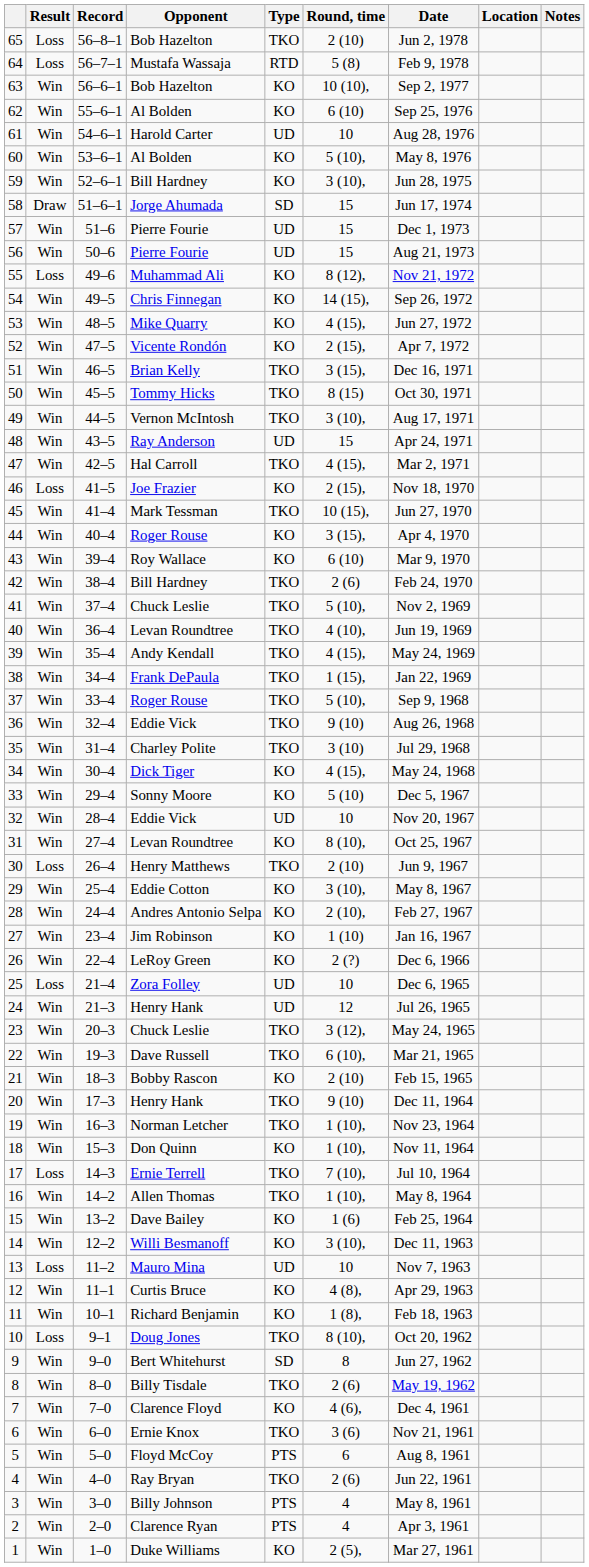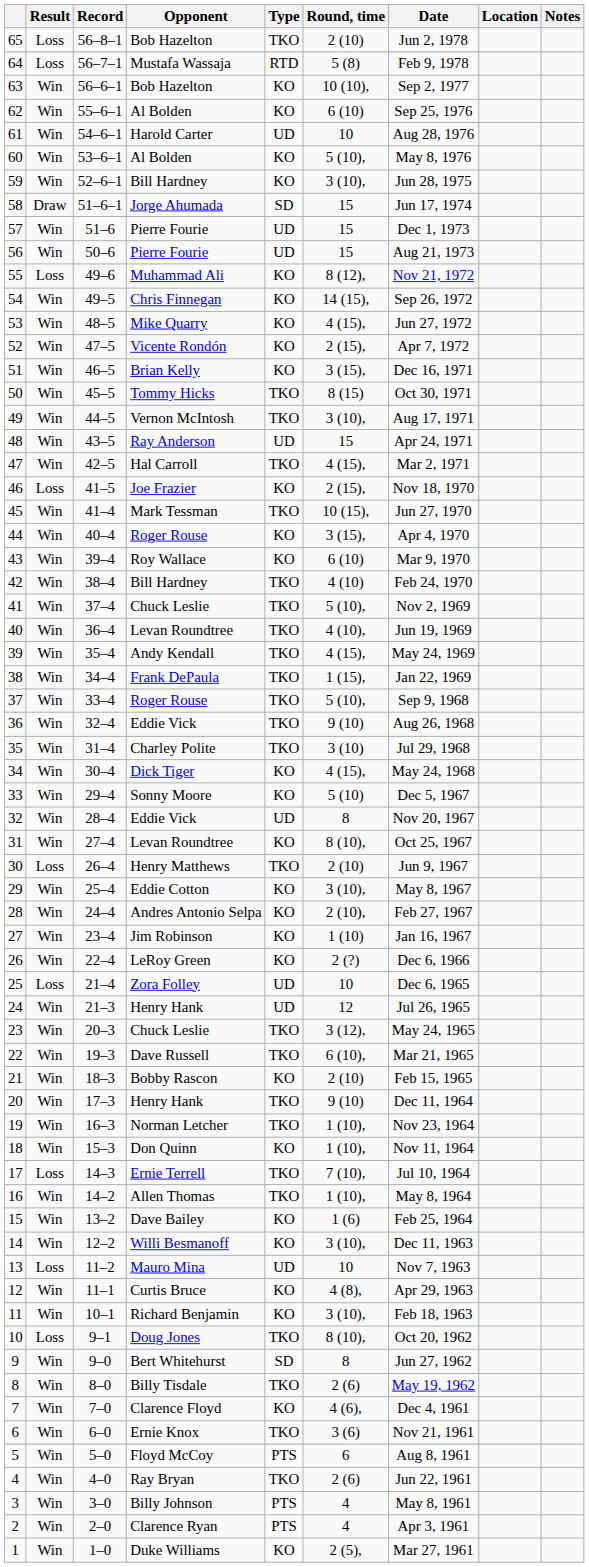(284, 370) TKO -> (284, 370) KO
(346, 582) 2 (6) -> (346, 582) 4 (10)
(346, 818) 10 -> (346, 818) 8
(346, 1314) 1 (8), -> (346, 1314) 3 (10),
